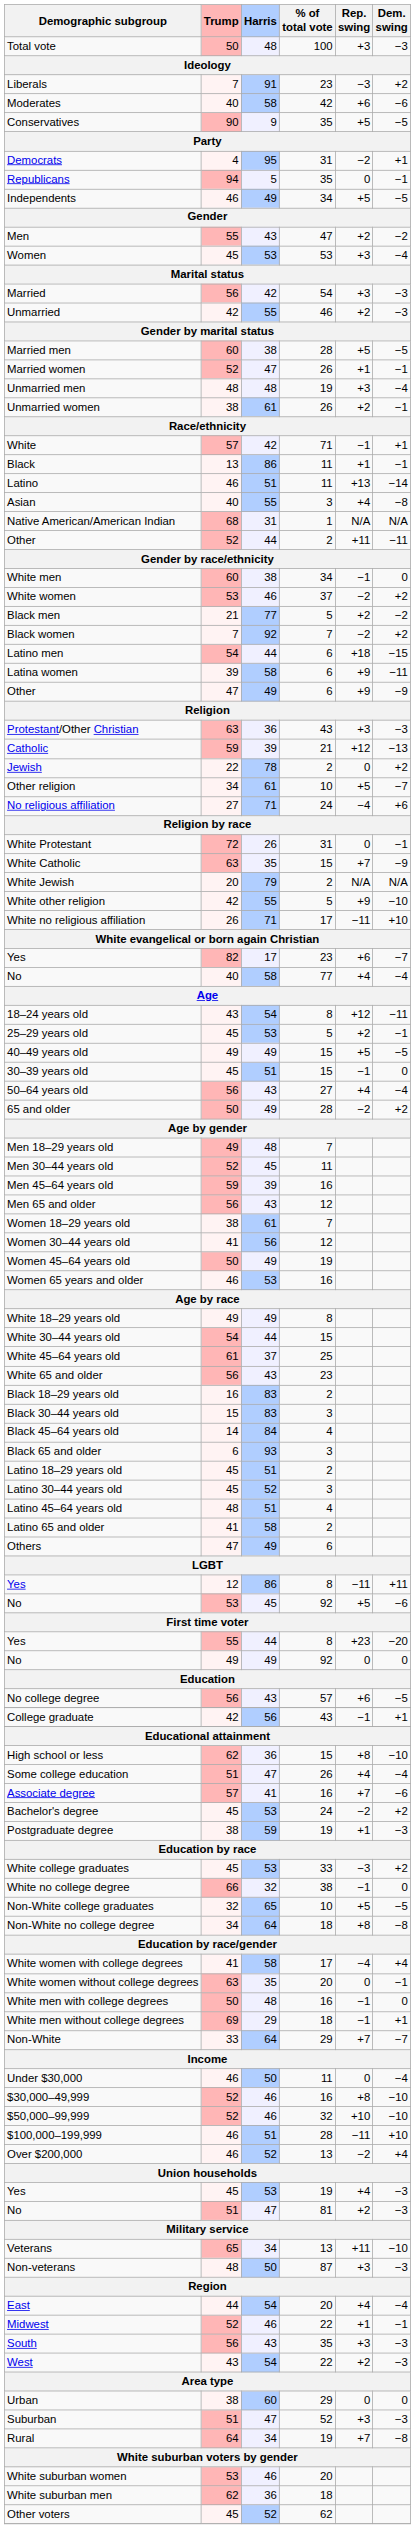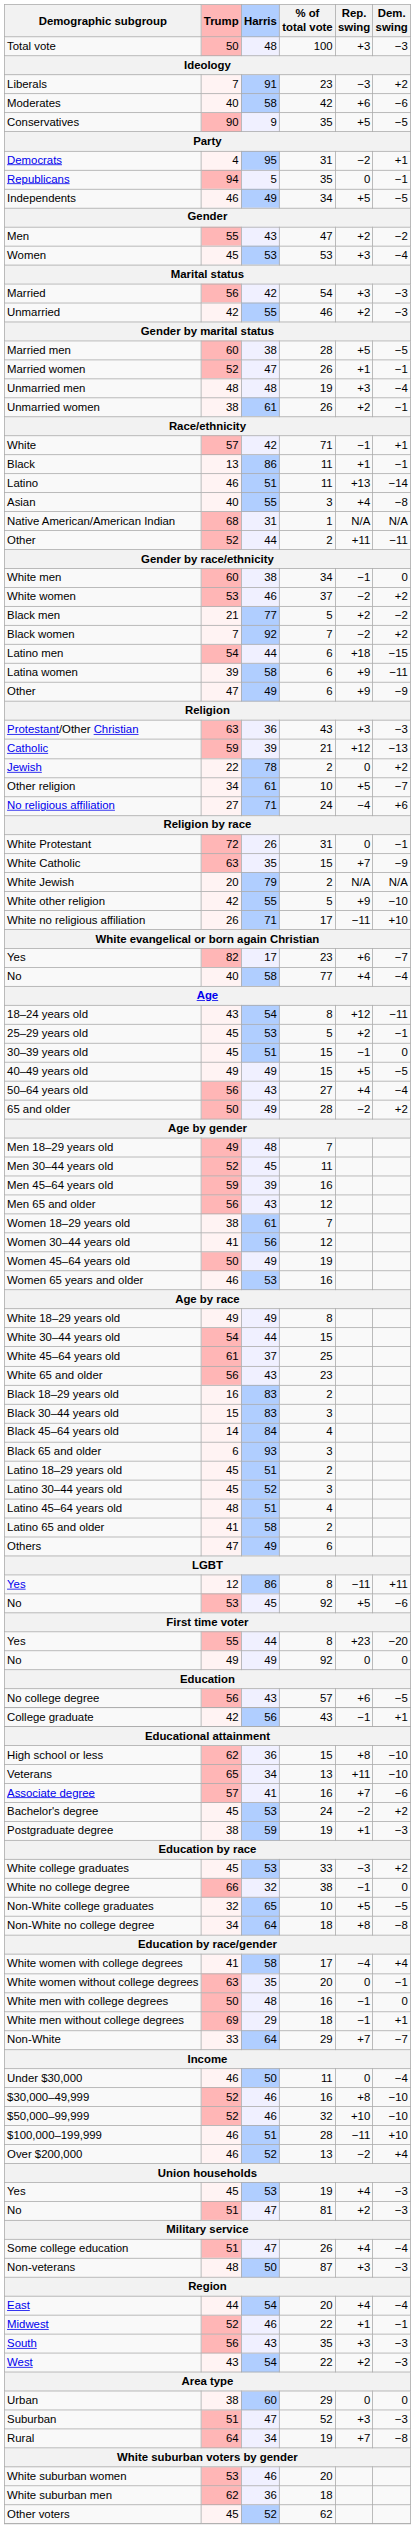rows swapped: (48, 1072) <-> (48, 1053)
rows swapped: (68, 1774) <-> (30, 2249)
